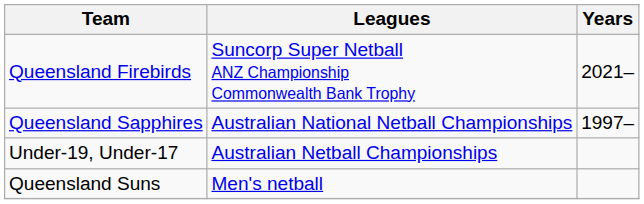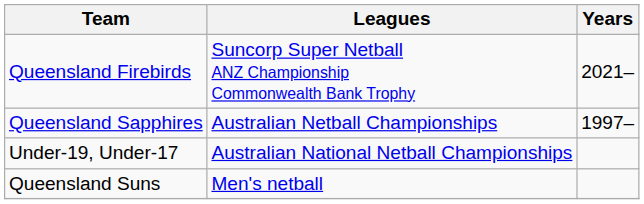(392, 122) Australian National Netball Championships -> (354, 122) Australian Netball Championships
(354, 153) Australian Netball Championships -> (392, 153) Australian National Netball Championships
